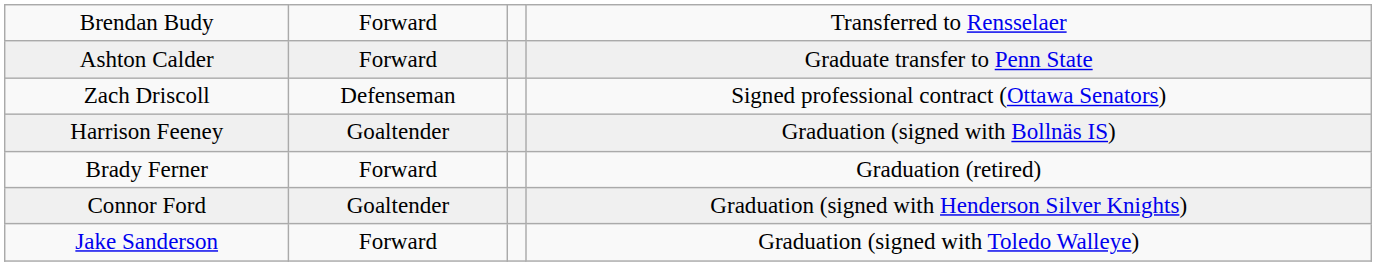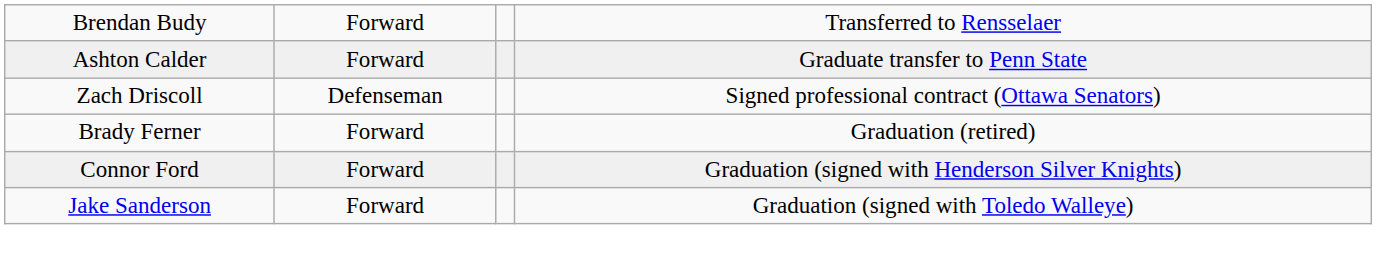- row: (147, 132)
(398, 205) Goaltender -> (385, 168) Forward
